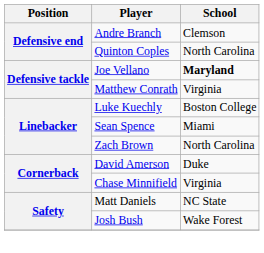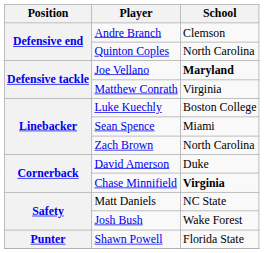(202, 182) normal -> (204, 182) bold
+ row: (128, 239)
